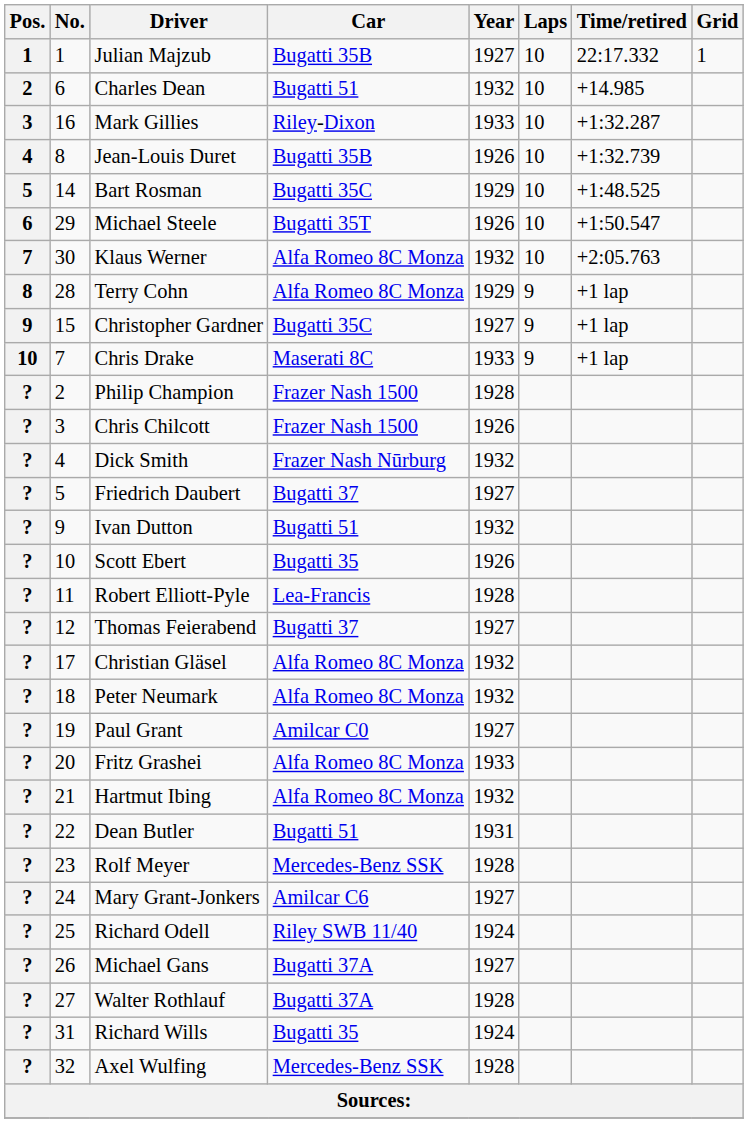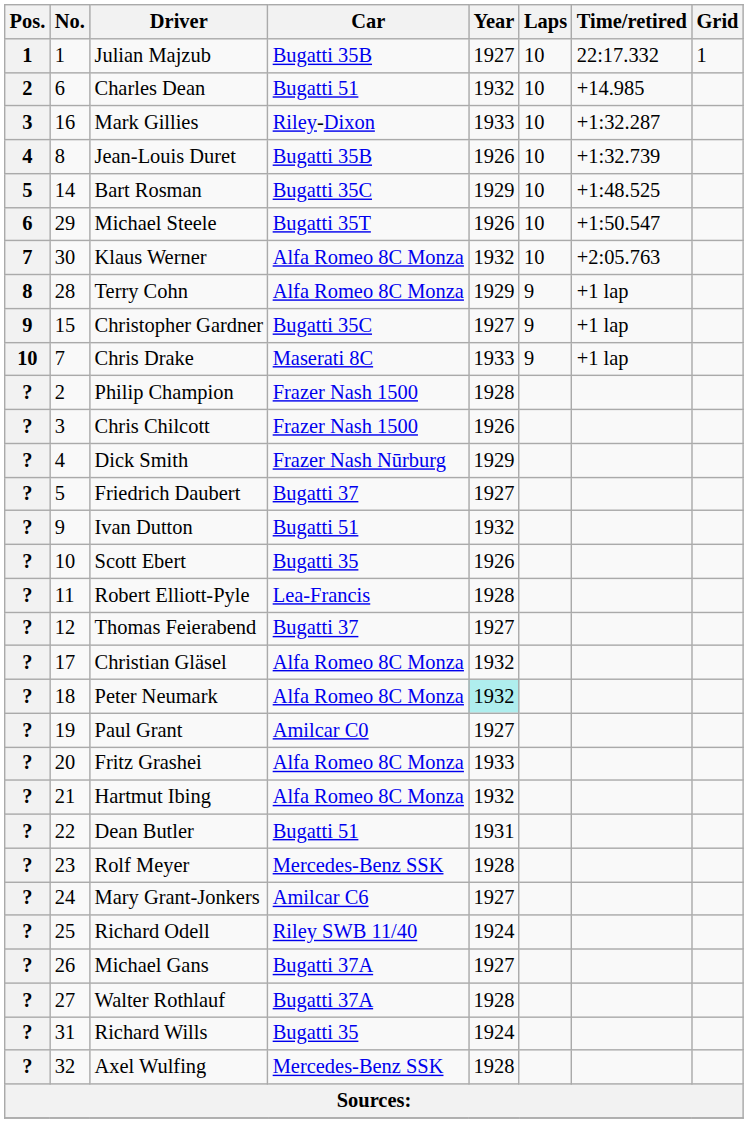(494, 460) 1932 -> (494, 460) 1929
(494, 696) no background -> (494, 696) paleturquoise background
